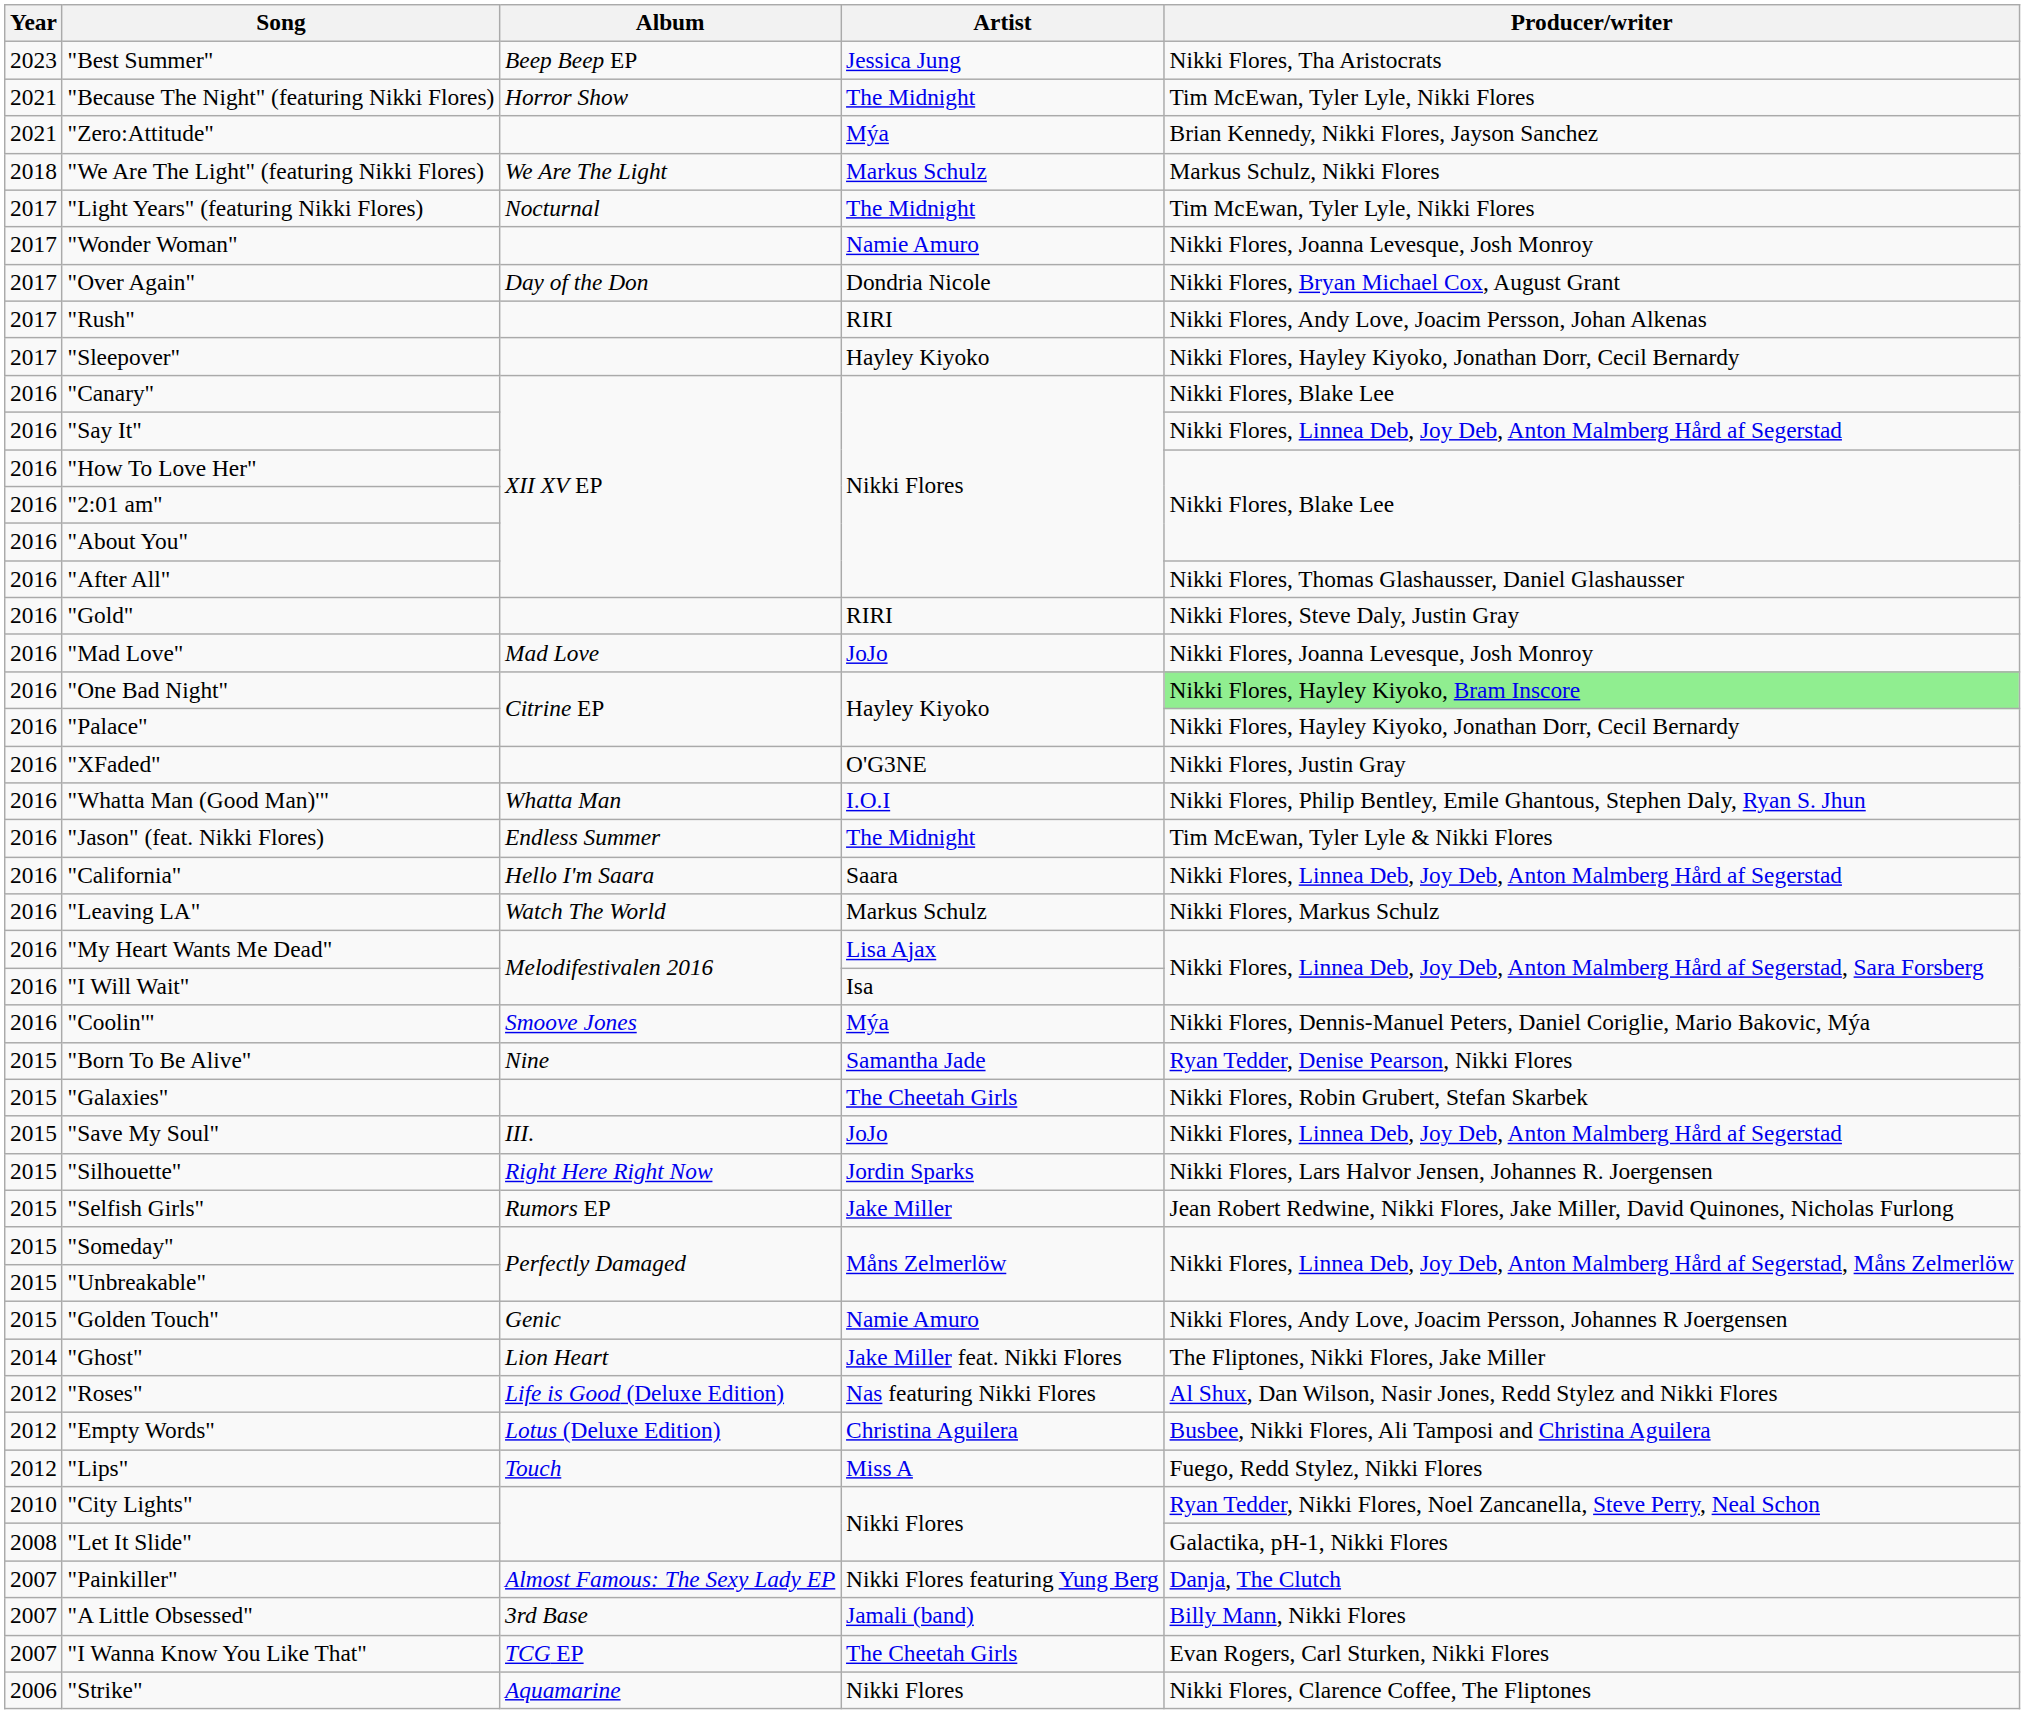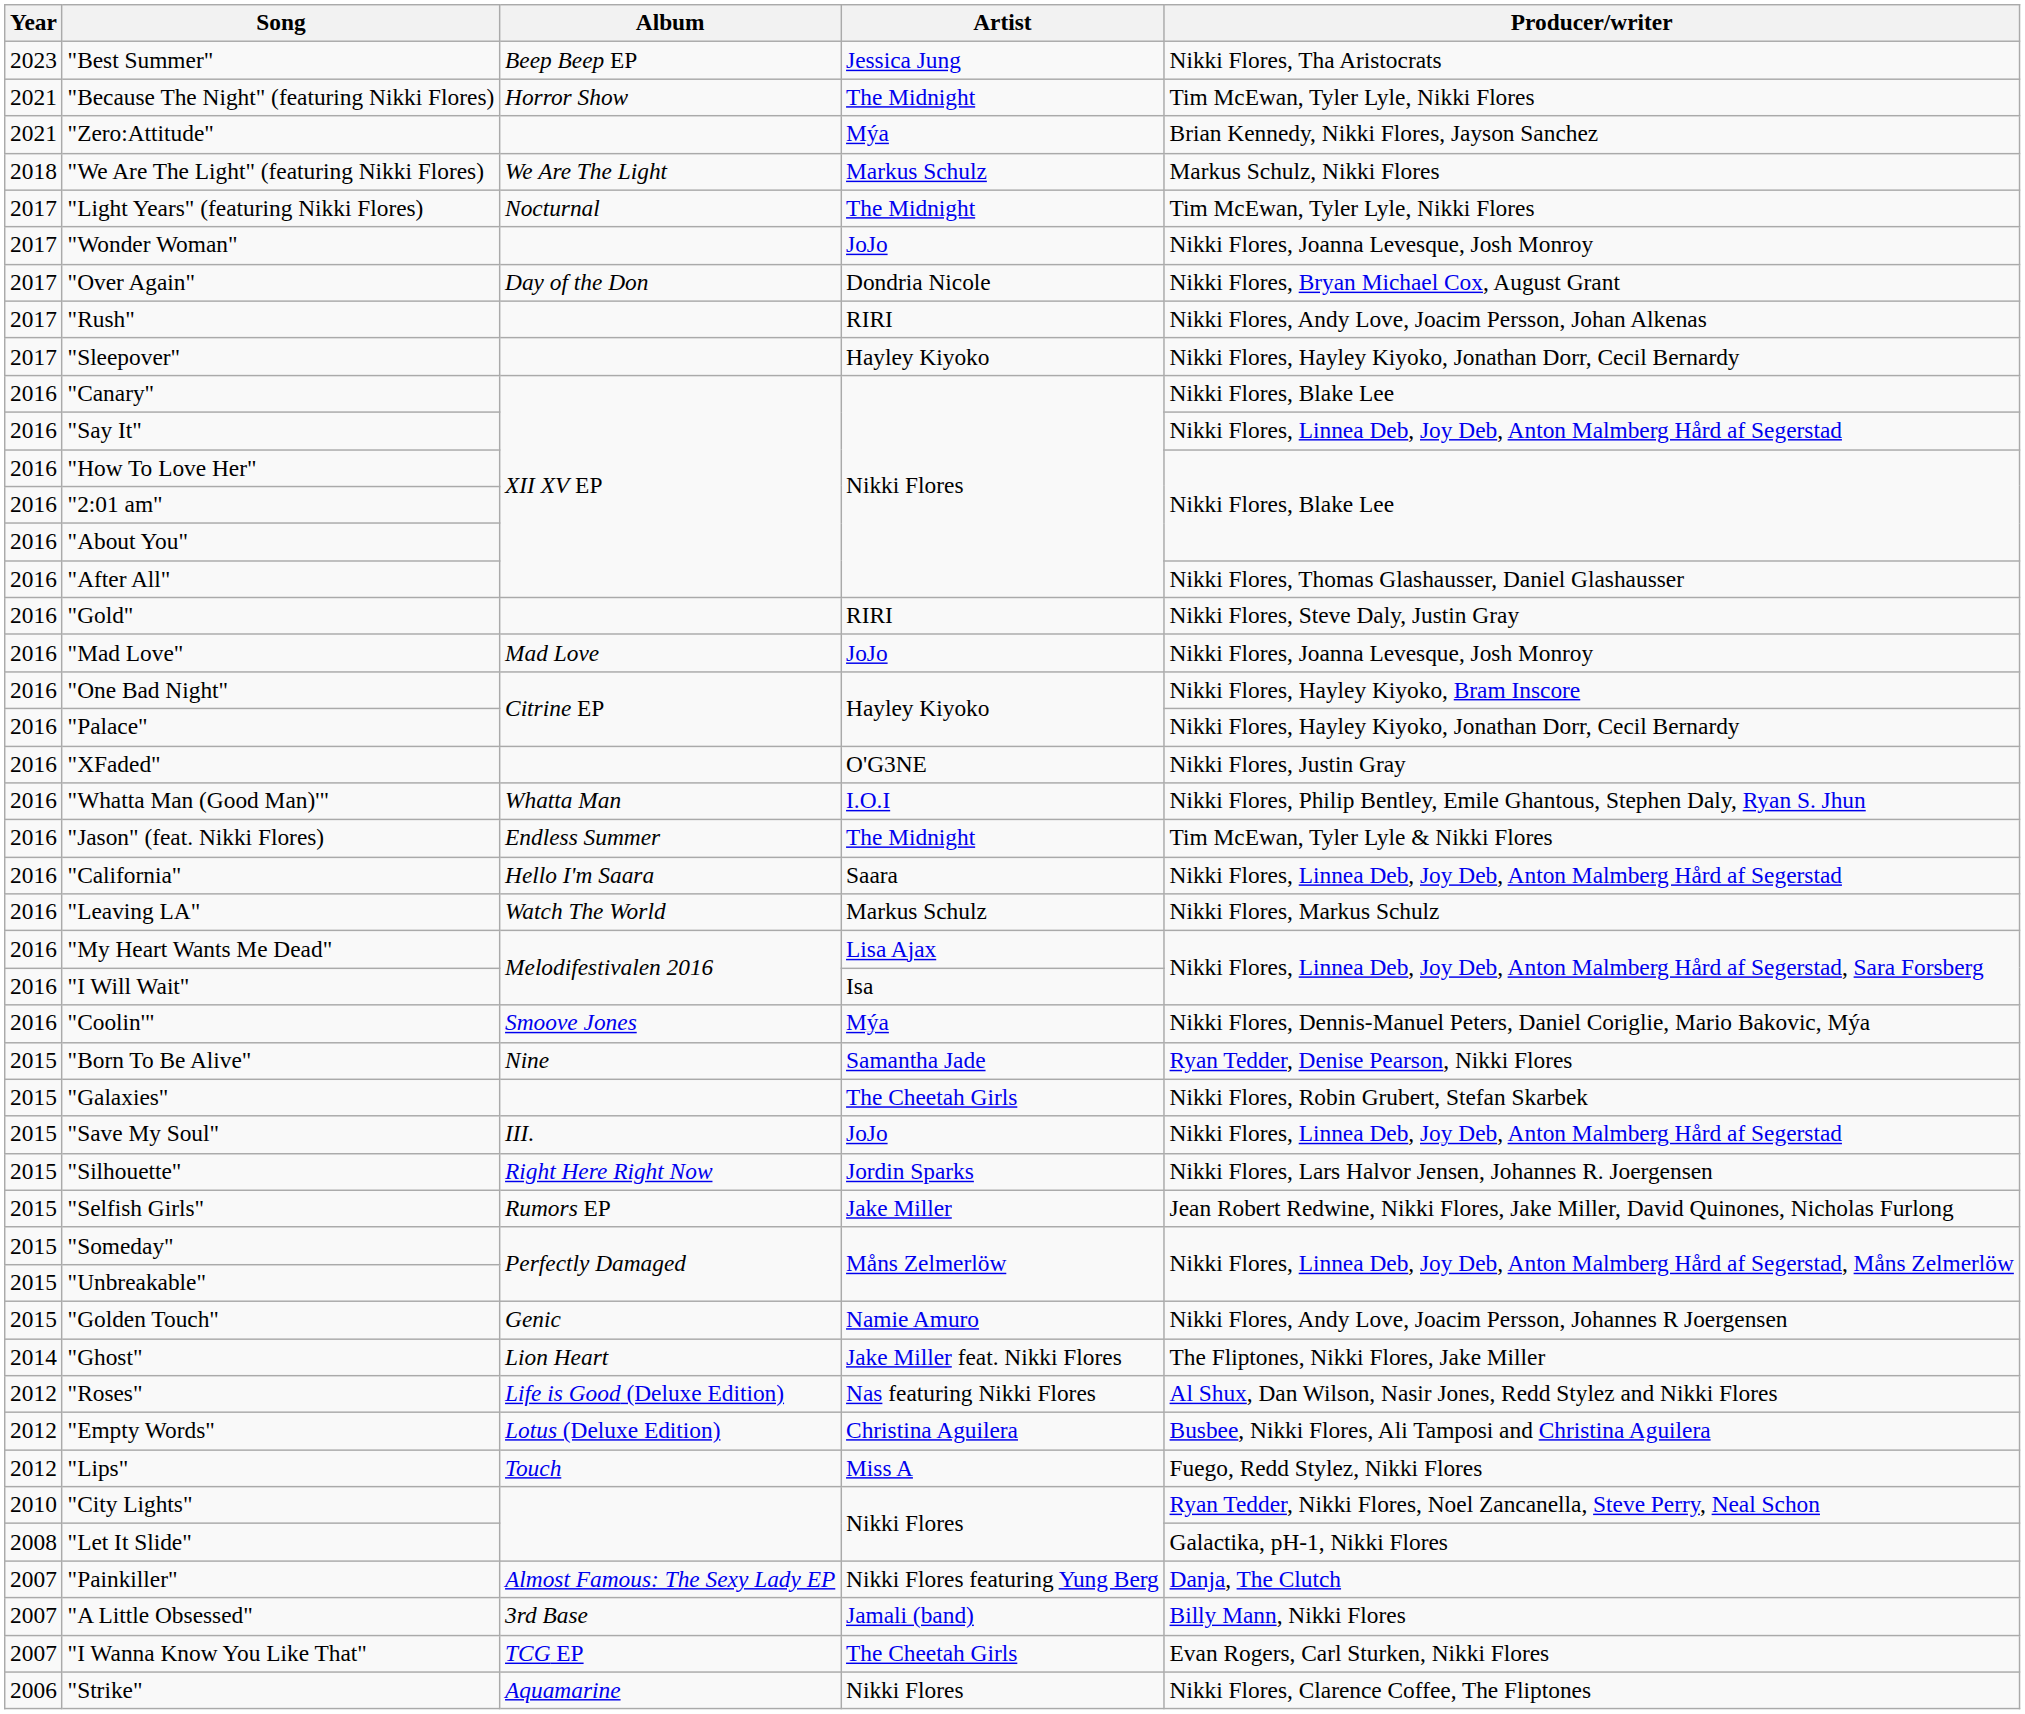(913, 245) Namie Amuro -> (867, 245) JoJo
(1375, 689) lightgreen background -> (1375, 689) no background
